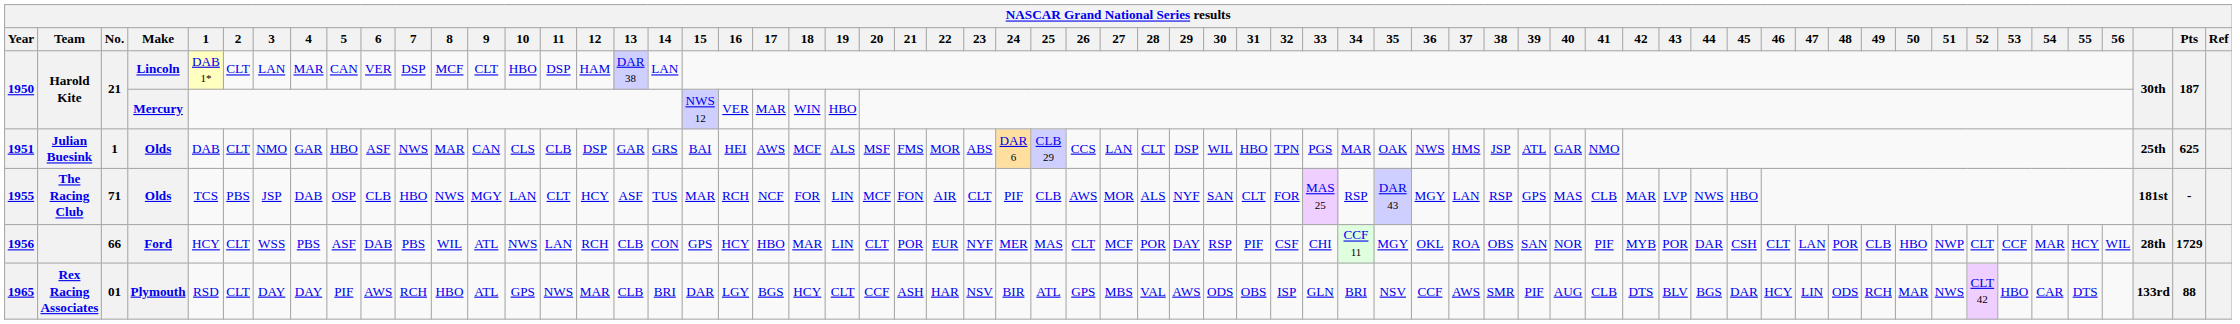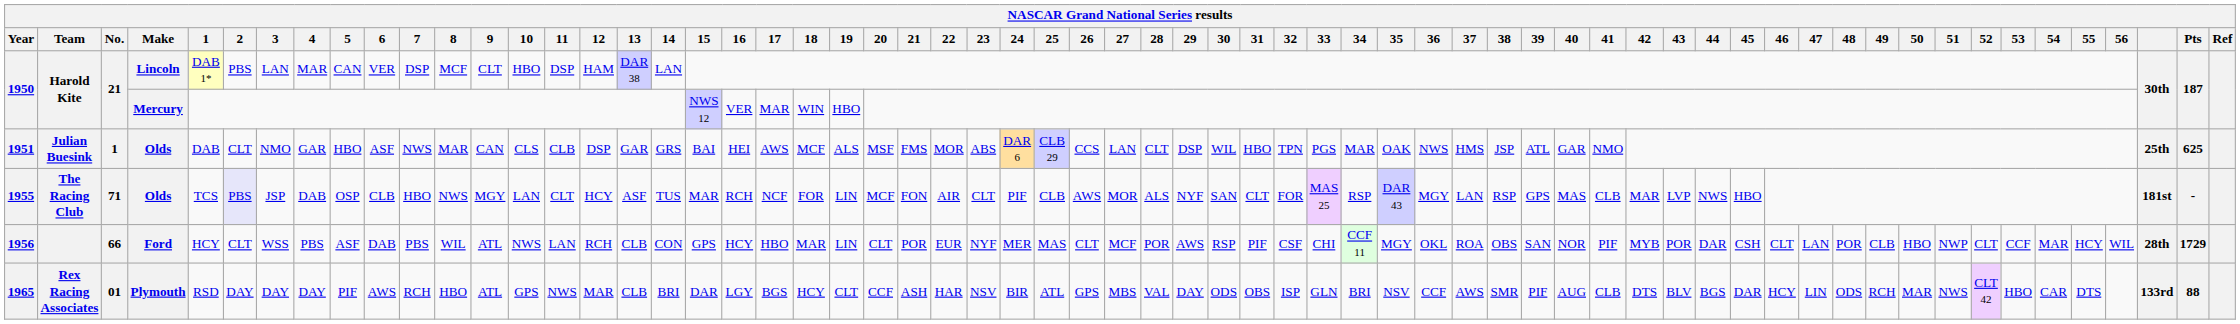(238, 69) CLT -> (240, 69) PBS
(238, 196) no background -> (240, 196) lavender background
(1186, 243) DAY -> (1190, 243) AWS
(238, 291) CLT -> (240, 291) DAY
(1186, 291) AWS -> (1190, 291) DAY
